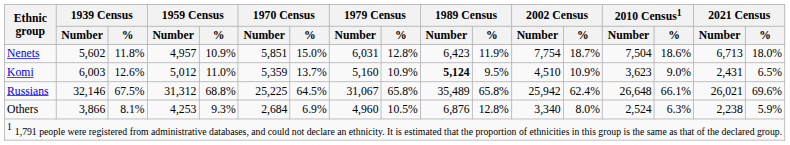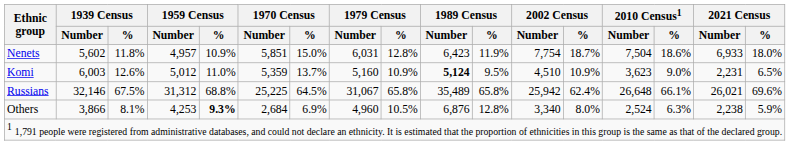(730, 53) 6,713 -> (730, 53) 6,933
(730, 72) 2,431 -> (730, 72) 2,231
(223, 109) normal -> (222, 109) bold
